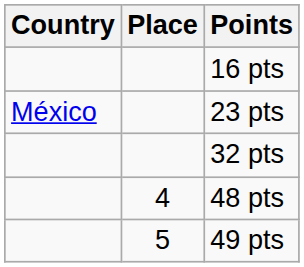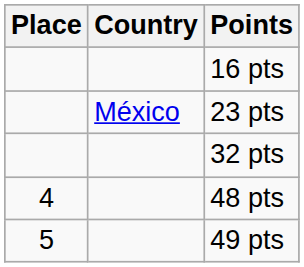columns swapped: (163, 25) <-> (63, 25)
